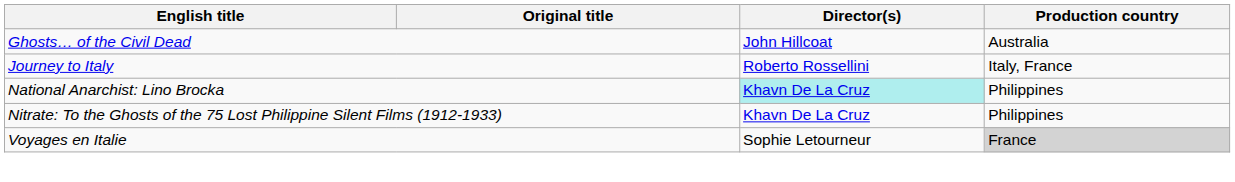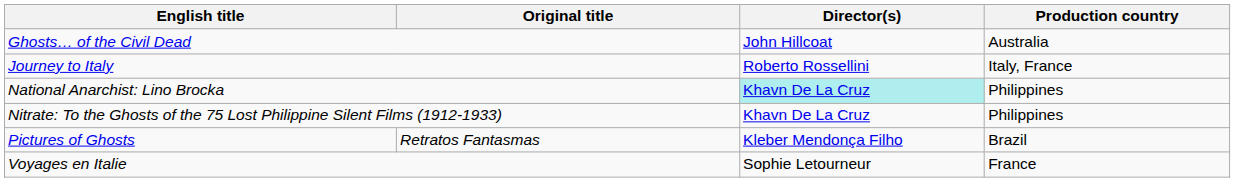+ row: (71, 139)
(1012, 139) lightgrey background -> (1012, 164) no background
